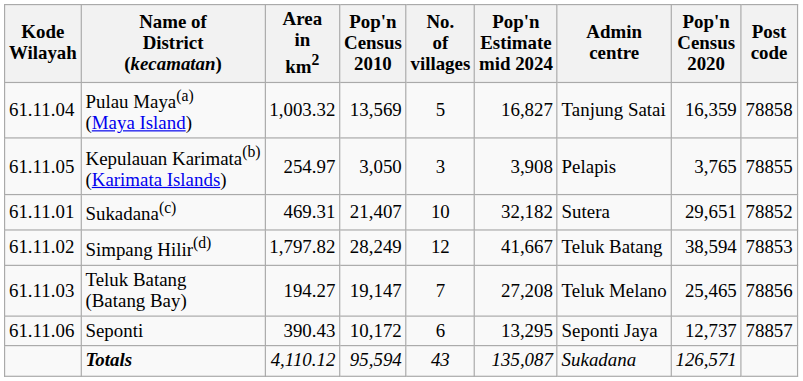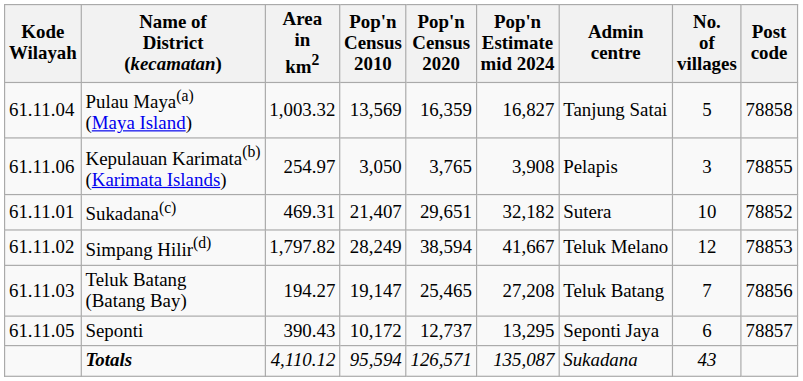columns swapped: (706, 43) <-> (440, 43)
(42, 166) 61.11.05 -> (42, 166) 61.11.06
(612, 247) Teluk Batang -> (616, 247) Teluk Melano
(614, 290) Teluk Melano -> (614, 290) Teluk Batang
(42, 330) 61.11.06 -> (42, 330) 61.11.05
